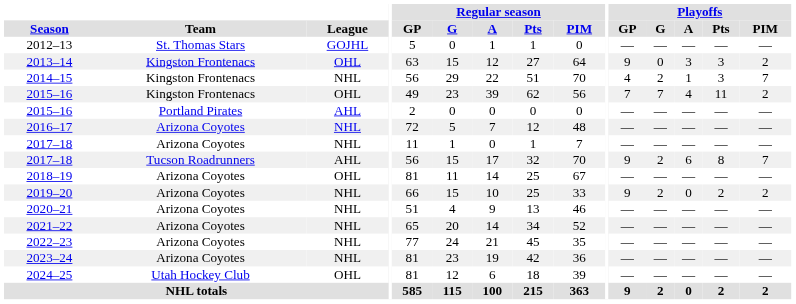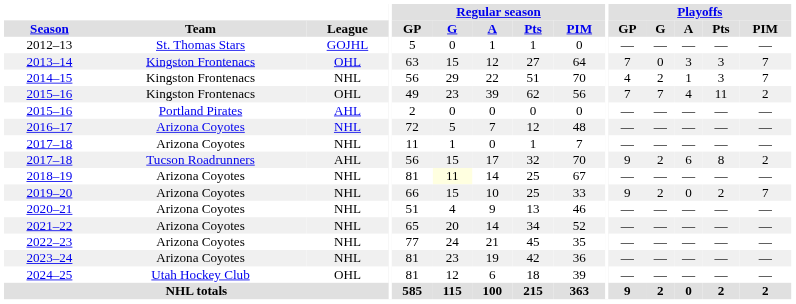(627, 61) 9 -> (627, 61) 7
(765, 61) 2 -> (765, 61) 7
(765, 159) 7 -> (765, 159) 2
(347, 176) OHL -> (347, 176) NHL
(452, 176) no background -> (452, 176) lightyellow background
(765, 192) 2 -> (765, 192) 7
